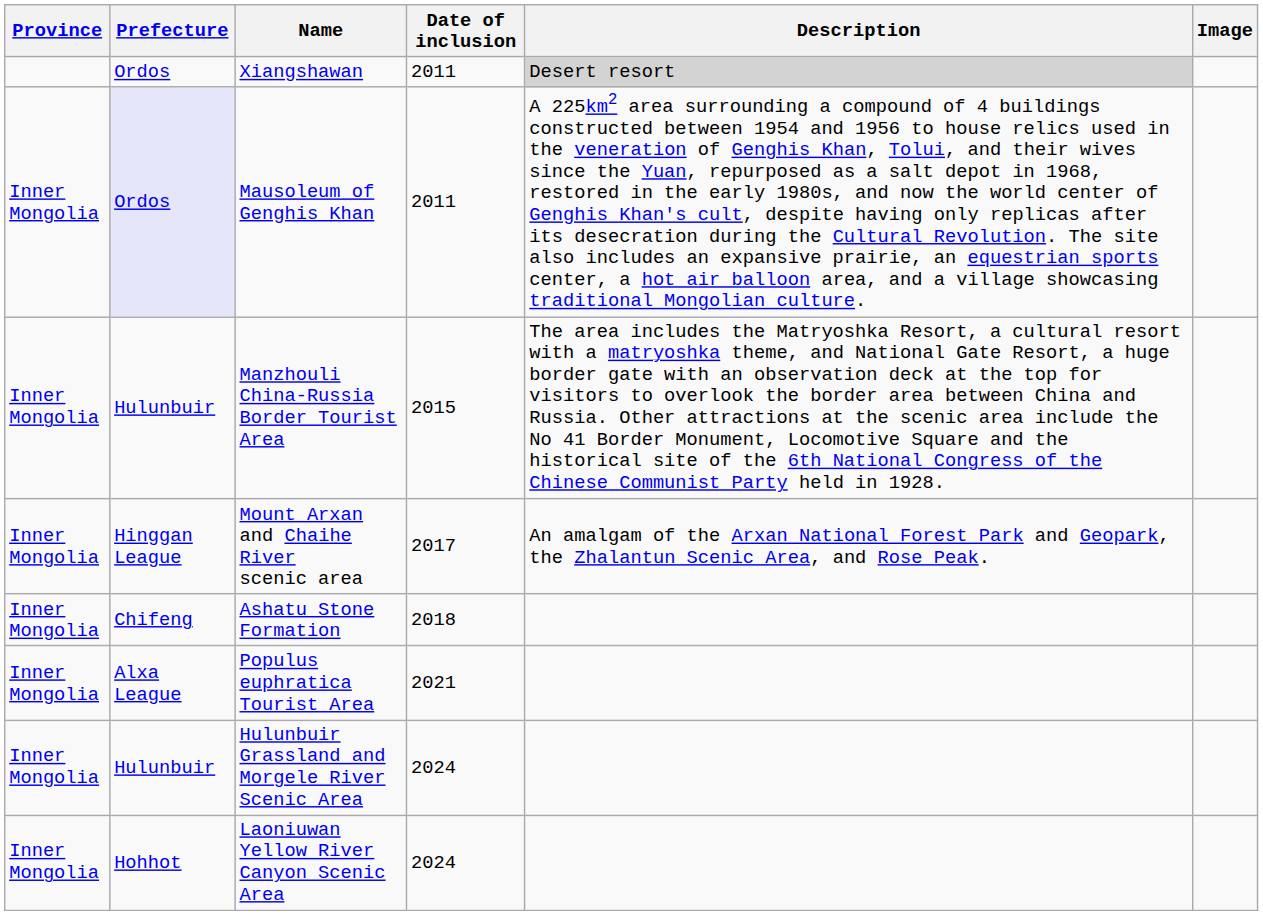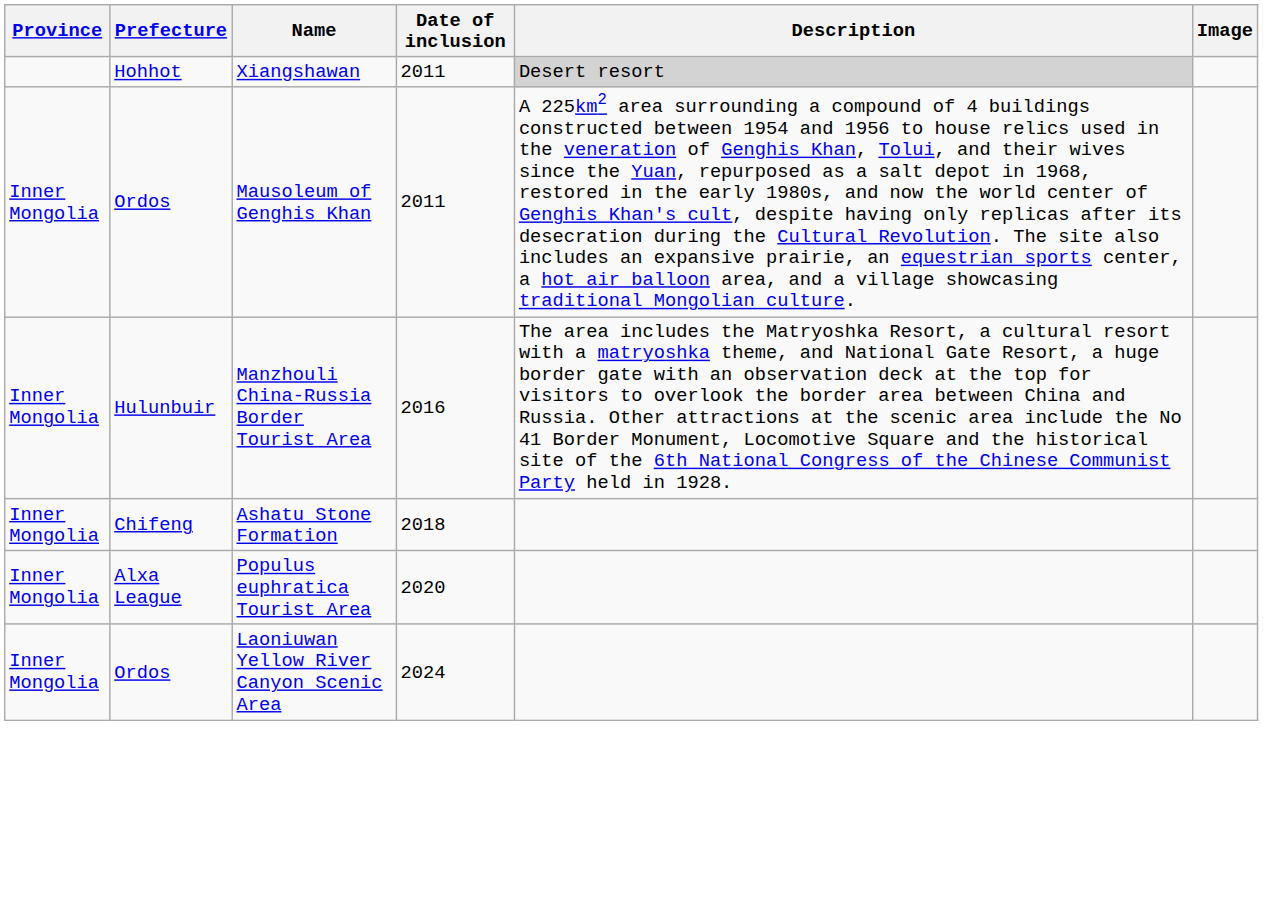(142, 72) Ordos -> (148, 72) Hohhot
(142, 202) lavender background -> (142, 202) no background
(434, 408) 2015 -> (423, 408) 2016
- row: (301, 546)
(434, 683) 2021 -> (423, 588) 2020
- row: (313, 768)
(148, 863) Hohhot -> (142, 672) Ordos
